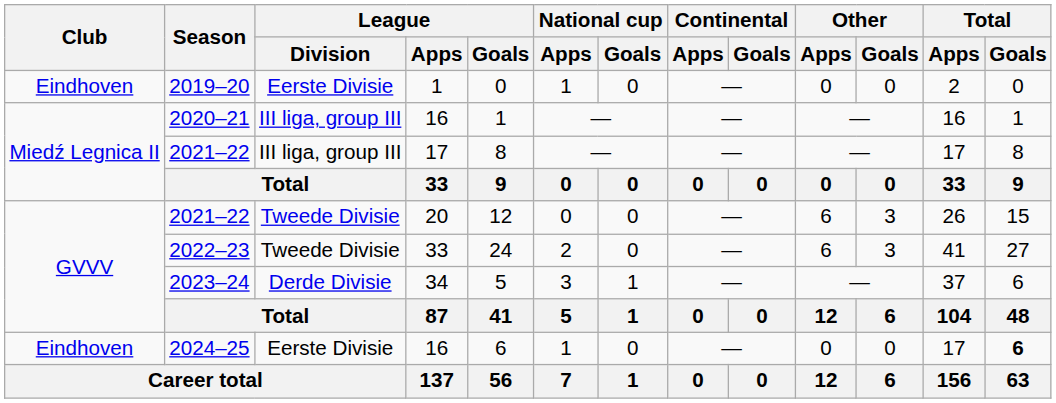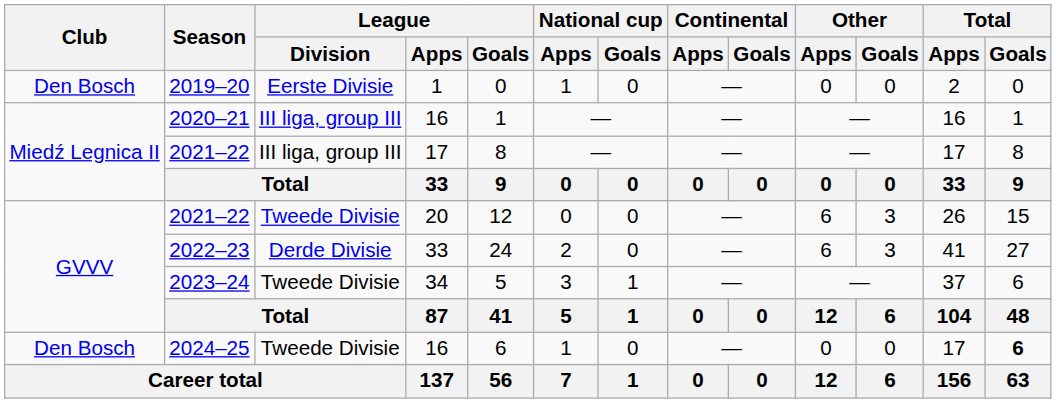(85, 86) Eindhoven -> (85, 86) Den Bosch
(330, 250) Tweede Divisie -> (330, 250) Derde Divisie
(330, 282) Derde Divisie -> (330, 282) Tweede Divisie
(85, 348) Eindhoven -> (85, 348) Den Bosch
(330, 348) Eerste Divisie -> (330, 348) Tweede Divisie
